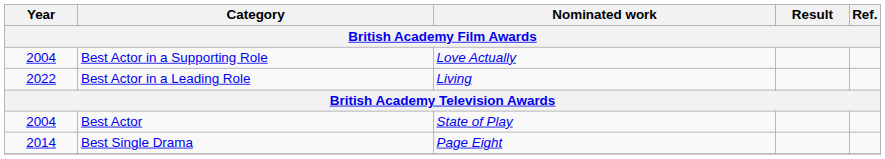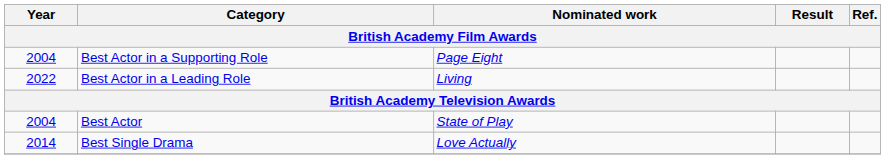(476, 57) Love Actually -> (469, 57) Page Eight
(469, 143) Page Eight -> (476, 143) Love Actually
